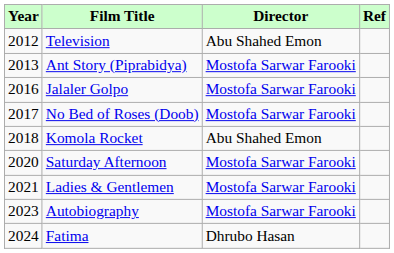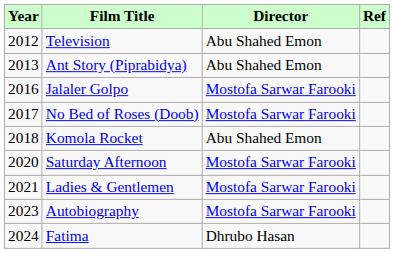(281, 65) Mostofa Sarwar Farooki -> (264, 65) Abu Shahed Emon
